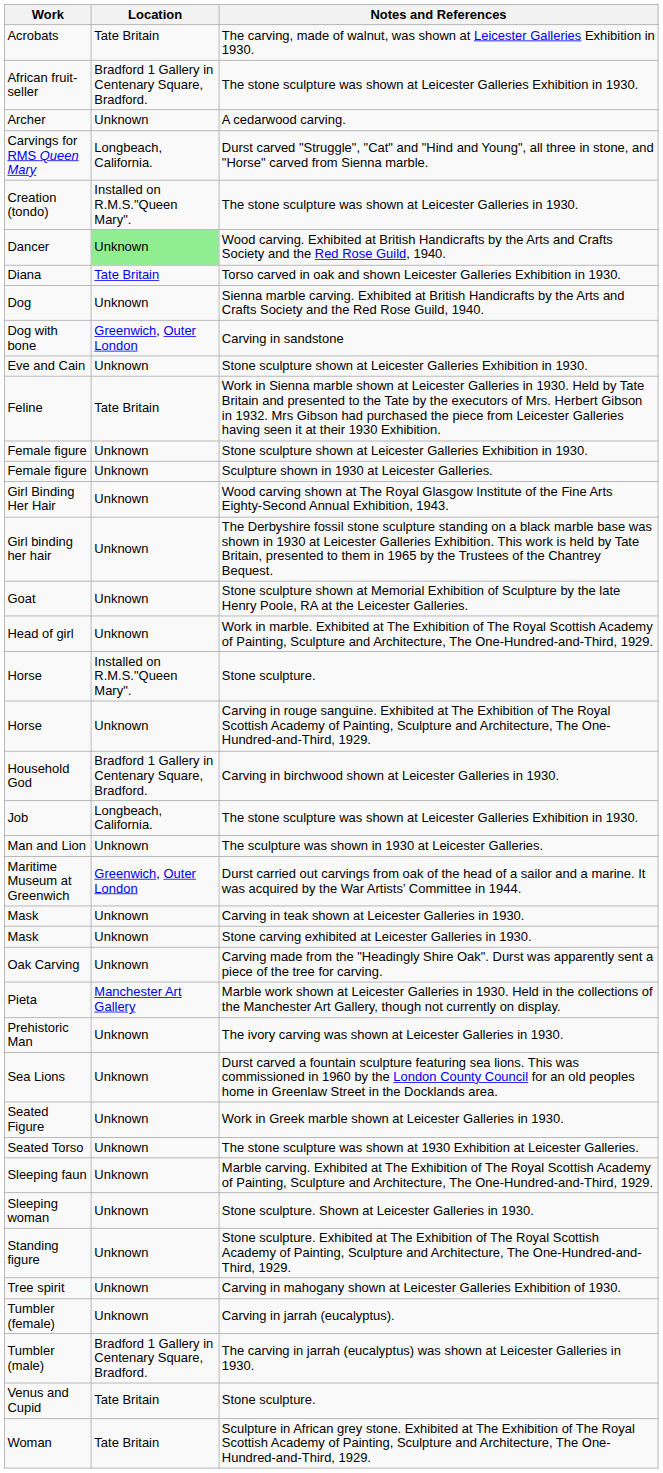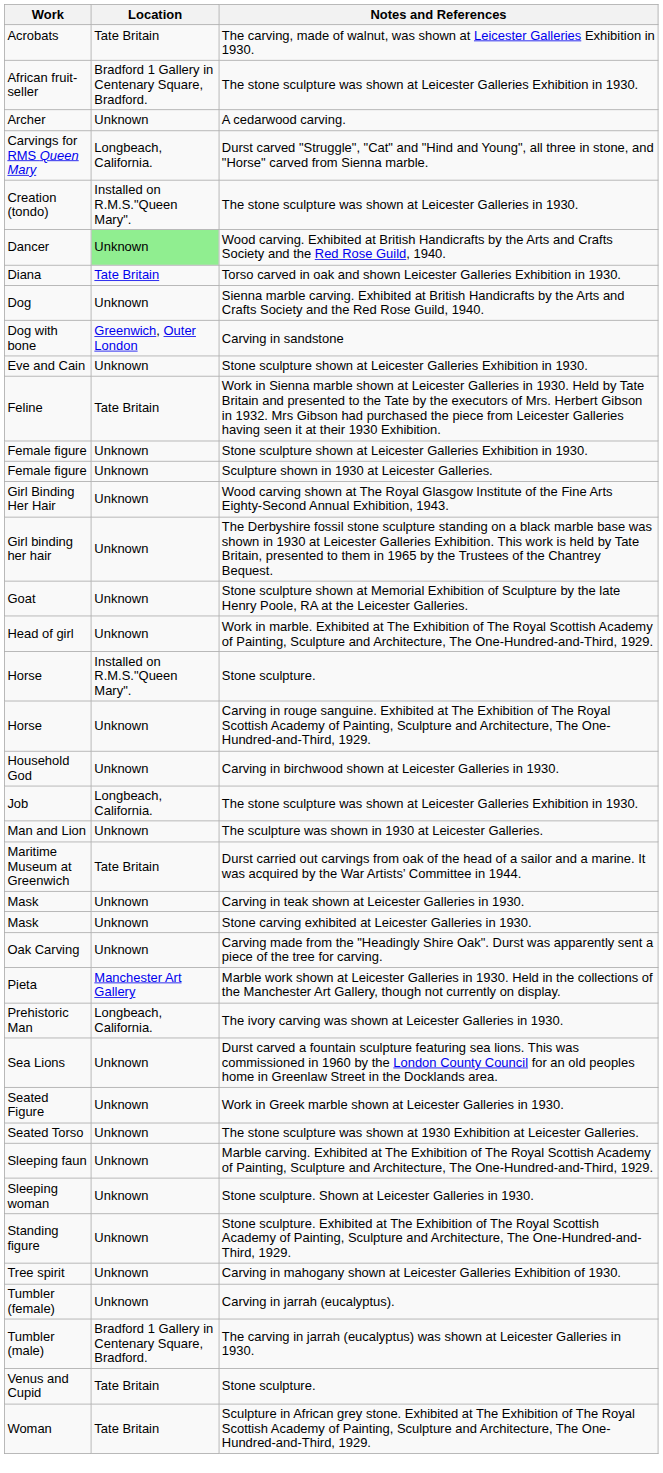(154, 775) Bradford 1 Gallery in Centenary Square, Bradford. -> (121, 768) Unknown
(145, 881) Greenwich, Outer London -> (127, 866) Tate Britain
(121, 1034) Unknown -> (128, 1020) Longbeach, California.
